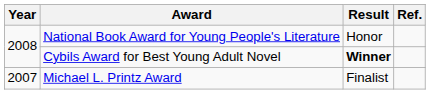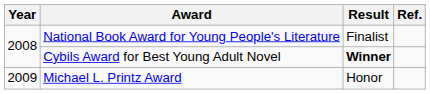(364, 36) Honor -> (367, 36) Finalist
(22, 78) 2007 -> (22, 78) 2009
(367, 78) Finalist -> (364, 78) Honor
